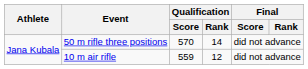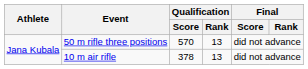(217, 42) 14 -> (217, 42) 13
(186, 57) 559 -> (186, 57) 378
(217, 57) 12 -> (217, 57) 13
